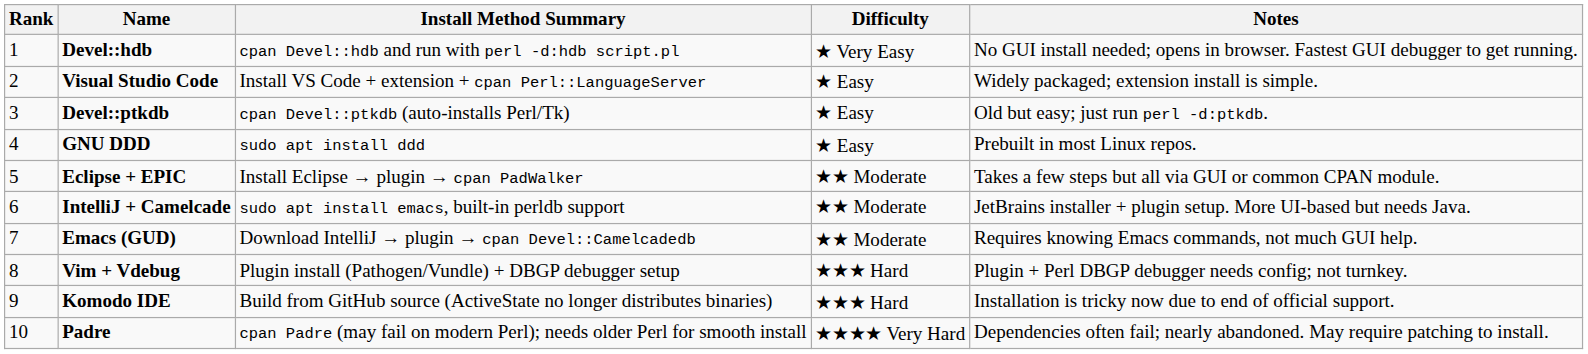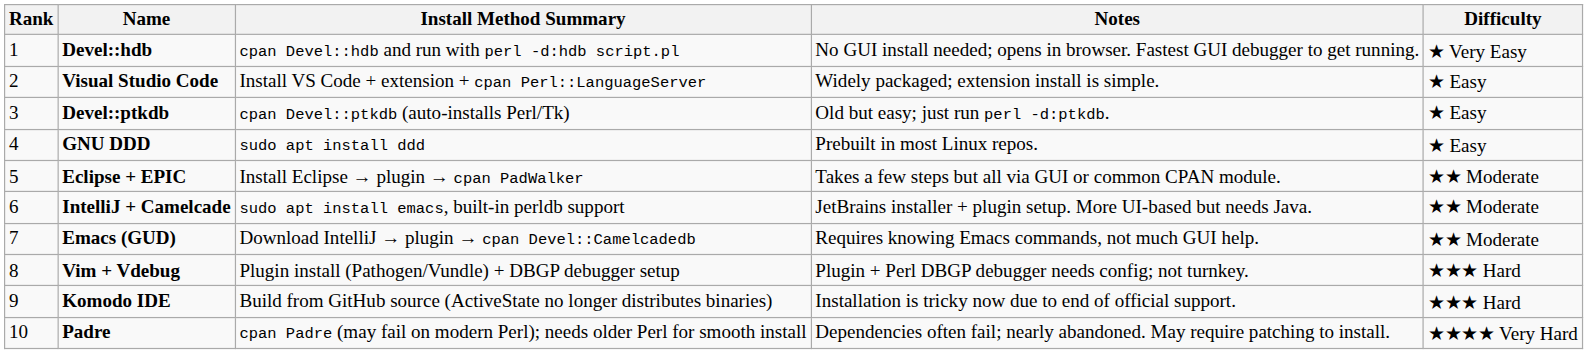columns swapped: (890, 19) <-> (1276, 19)
